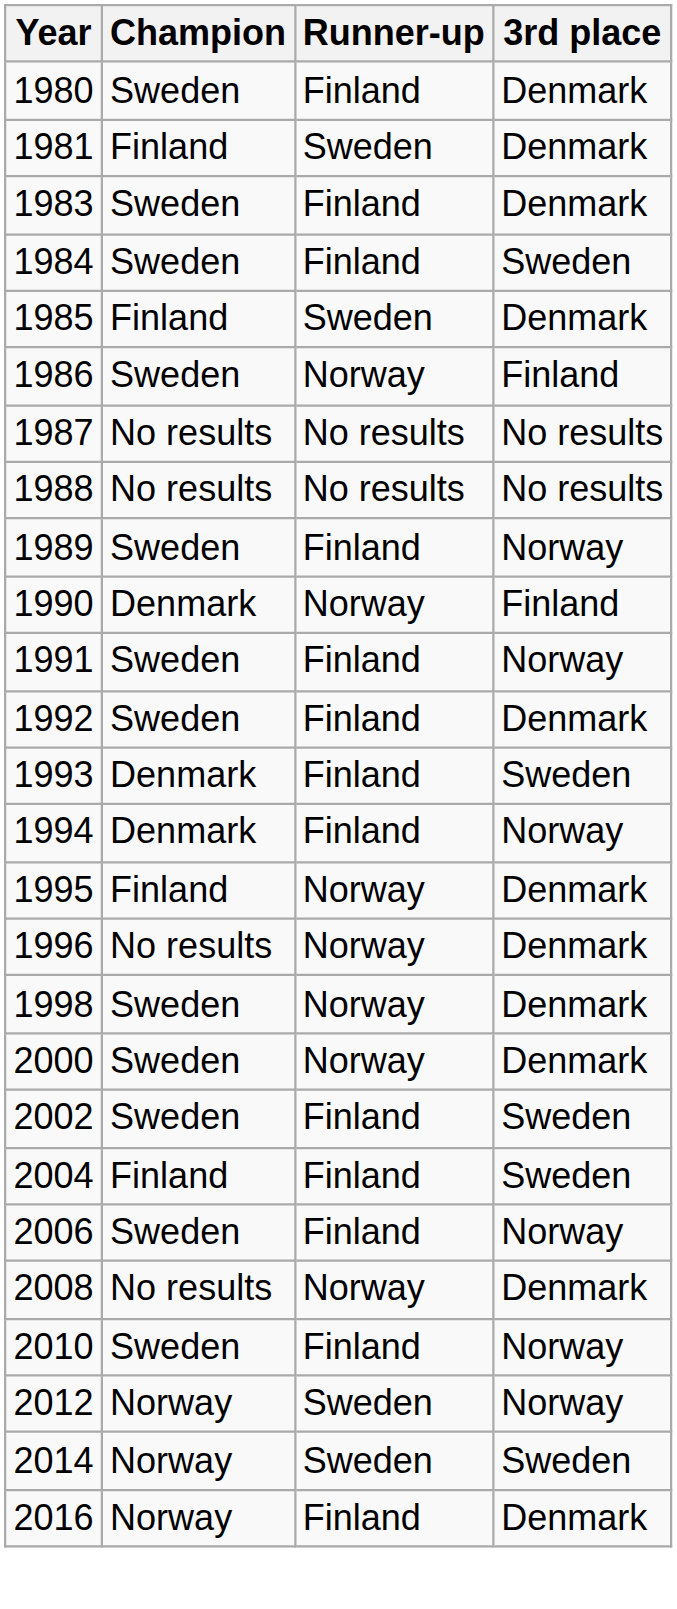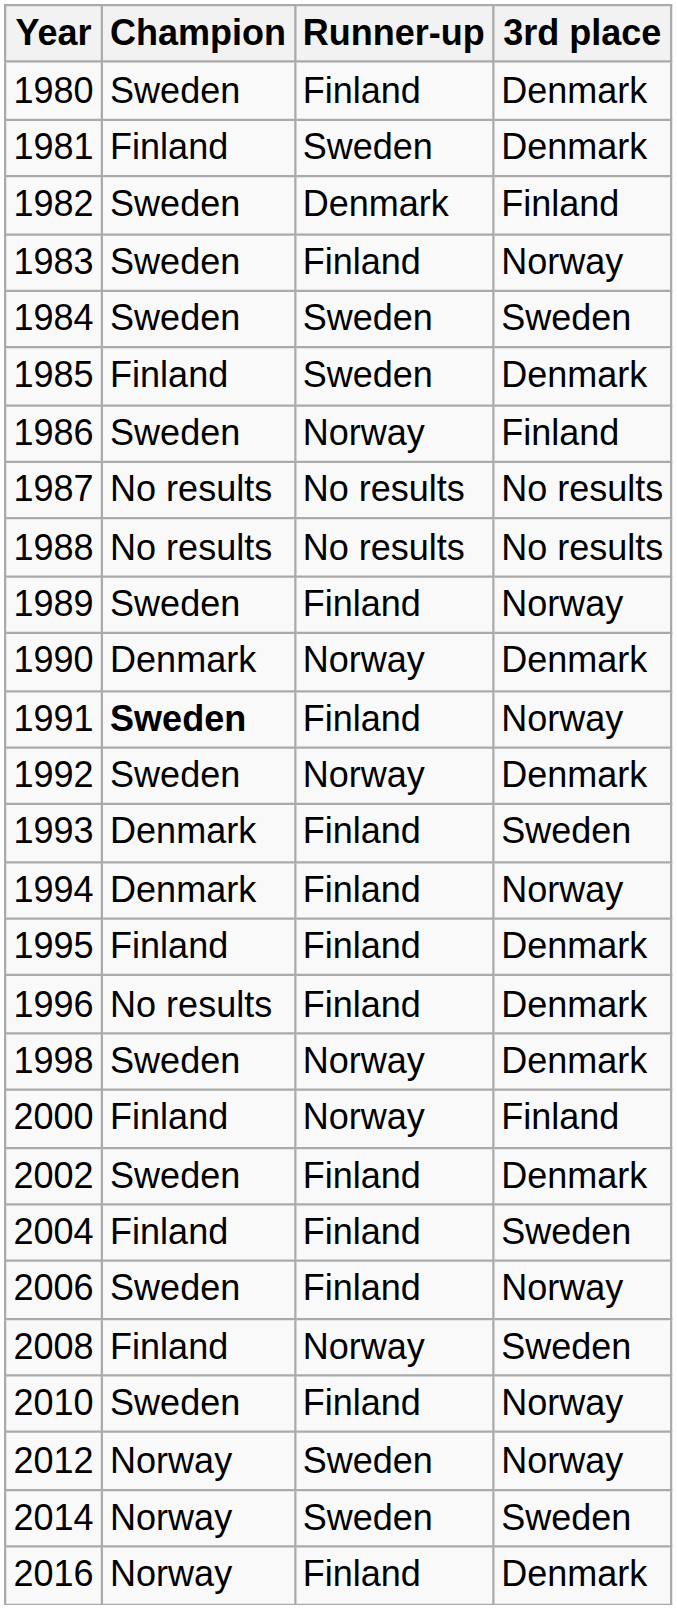+ row: (53, 204)
(574, 204) Denmark -> (562, 261) Norway
(362, 261) Finland -> (368, 318) Sweden
(560, 603) Finland -> (574, 661) Denmark
(175, 661) normal -> (178, 718) bold
(362, 718) Finland -> (364, 775) Norway
(364, 889) Norway -> (362, 946) Finland
(364, 946) Norway -> (362, 1003) Finland
(175, 1060) Sweden -> (169, 1117) Finland
(574, 1060) Denmark -> (560, 1117) Finland
(566, 1117) Sweden -> (574, 1174) Denmark
(191, 1289) No results -> (169, 1346) Finland
(574, 1289) Denmark -> (566, 1346) Sweden
